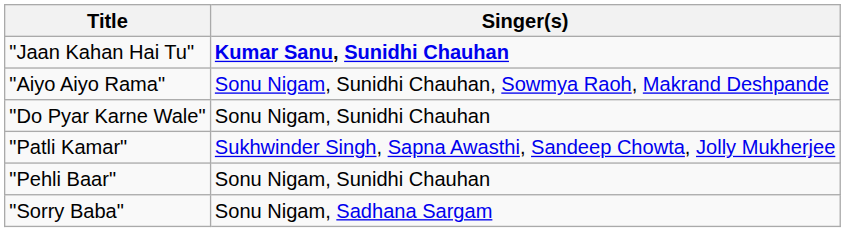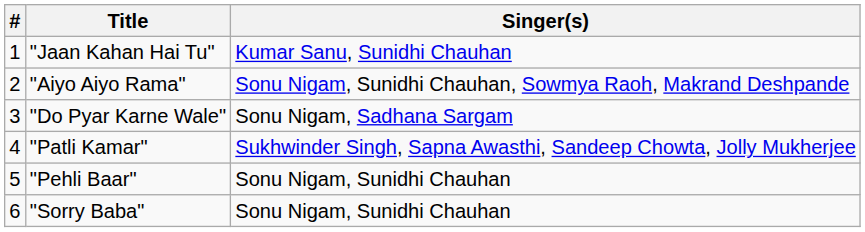+ column: (15, 21)
(362, 52) bold -> (374, 52) normal
(353, 116) Sonu Nigam, Sunidhi Chauhan -> (374, 116) Sonu Nigam, Sadhana Sargam
(354, 211) Sonu Nigam, Sadhana Sargam -> (373, 211) Sonu Nigam, Sunidhi Chauhan
